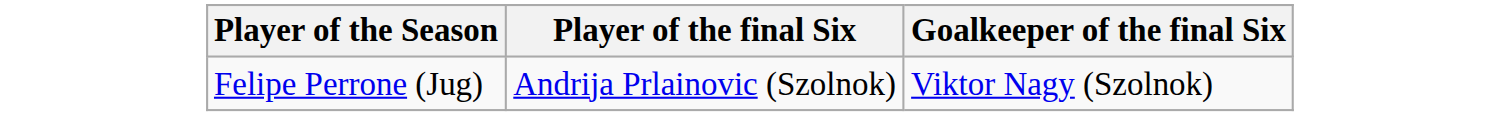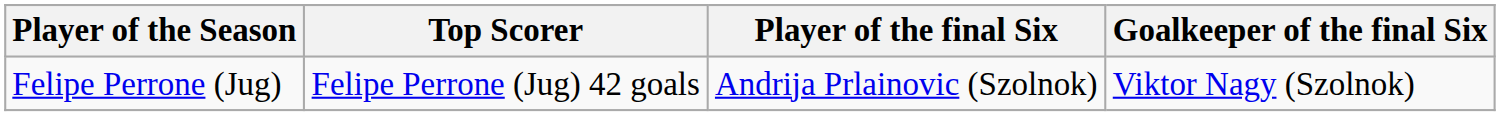+ column: (506, 30)
